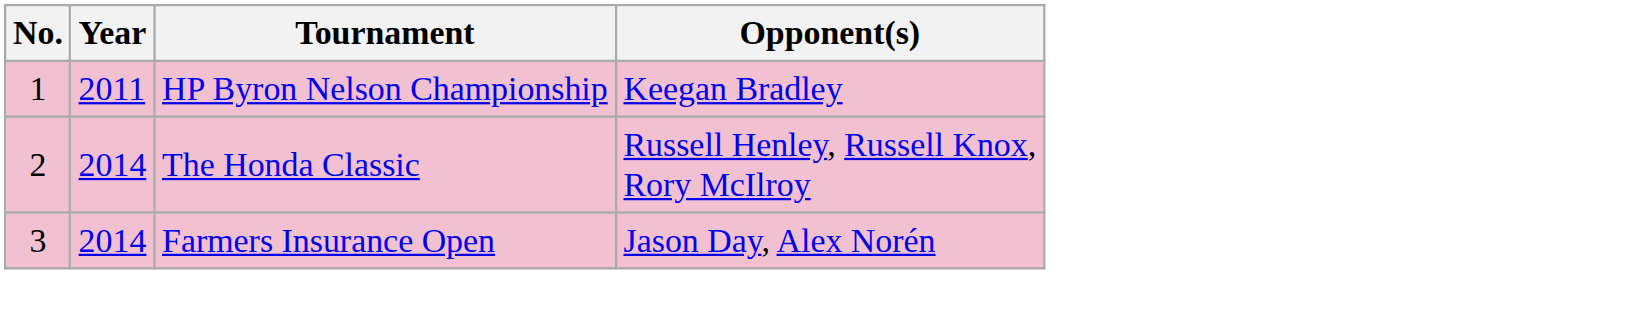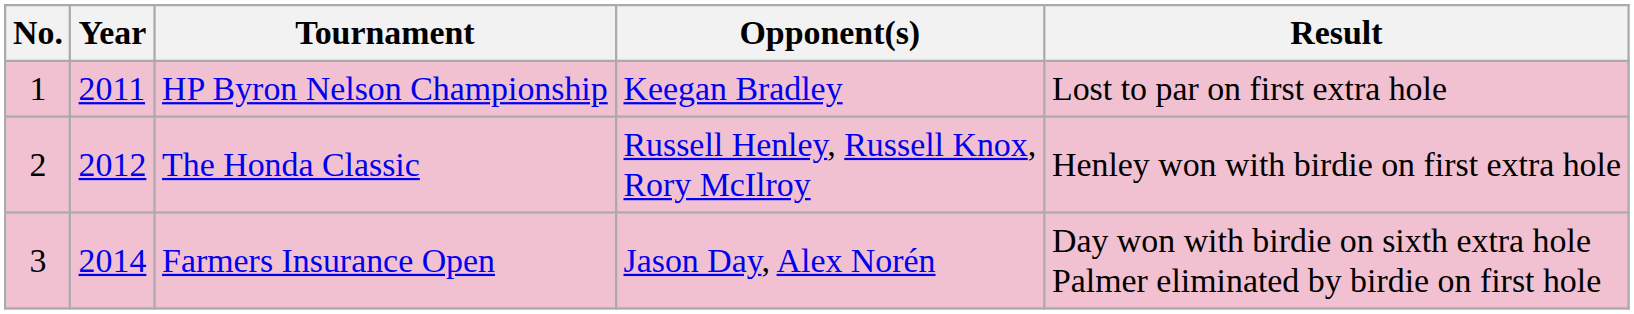+ column: (1336, 32)
(112, 164) 2014 -> (112, 164) 2012
